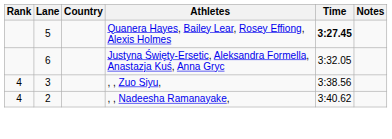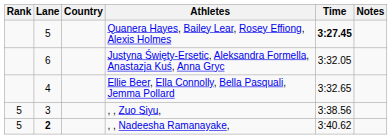+ row: (197, 88)
(19, 83) 4 -> (19, 110) 5
(19, 99) 4 -> (19, 126) 5
(48, 99) normal -> (48, 126) bold
